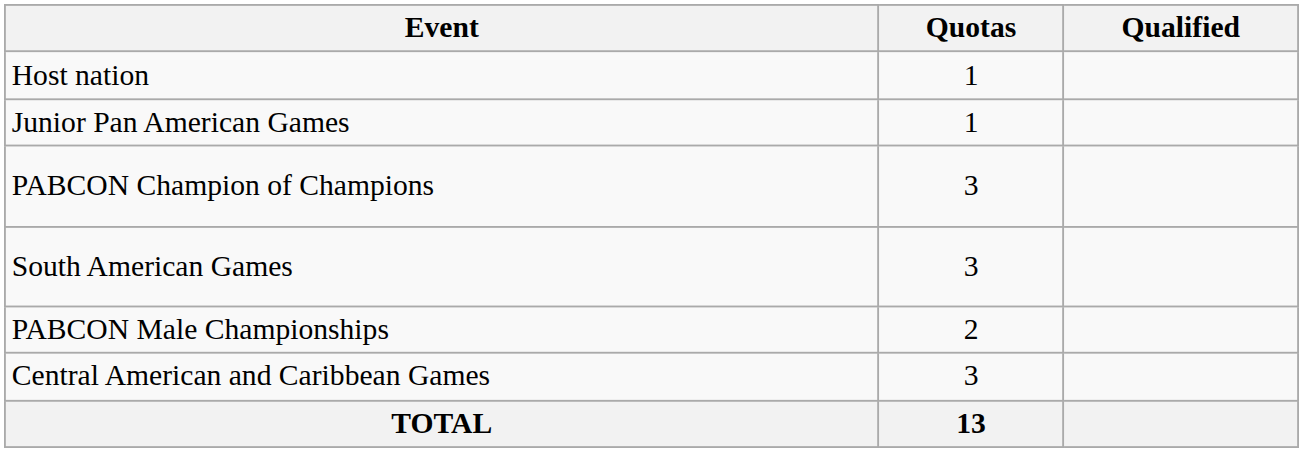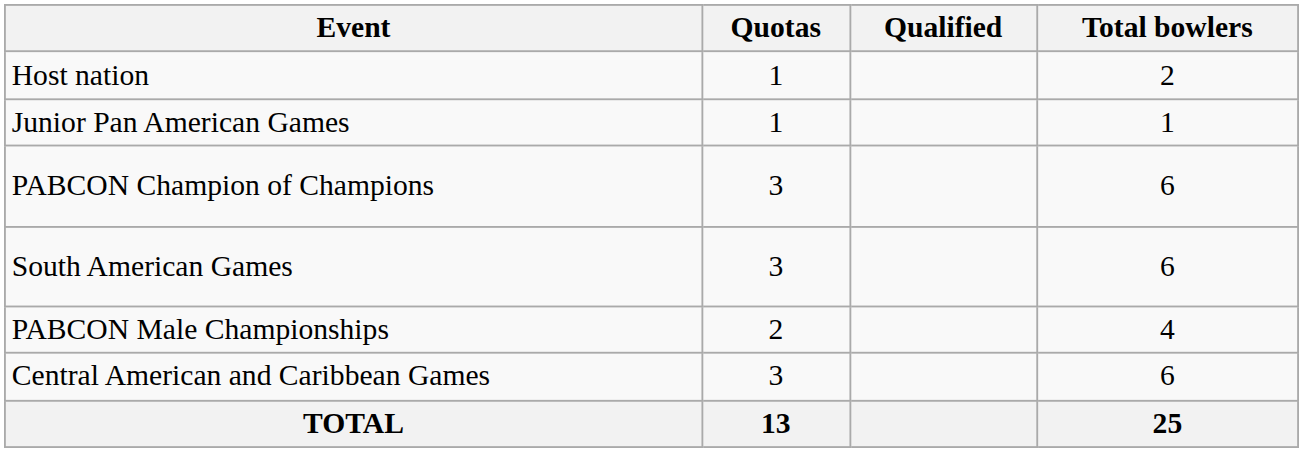+ column: (1167, 27)
